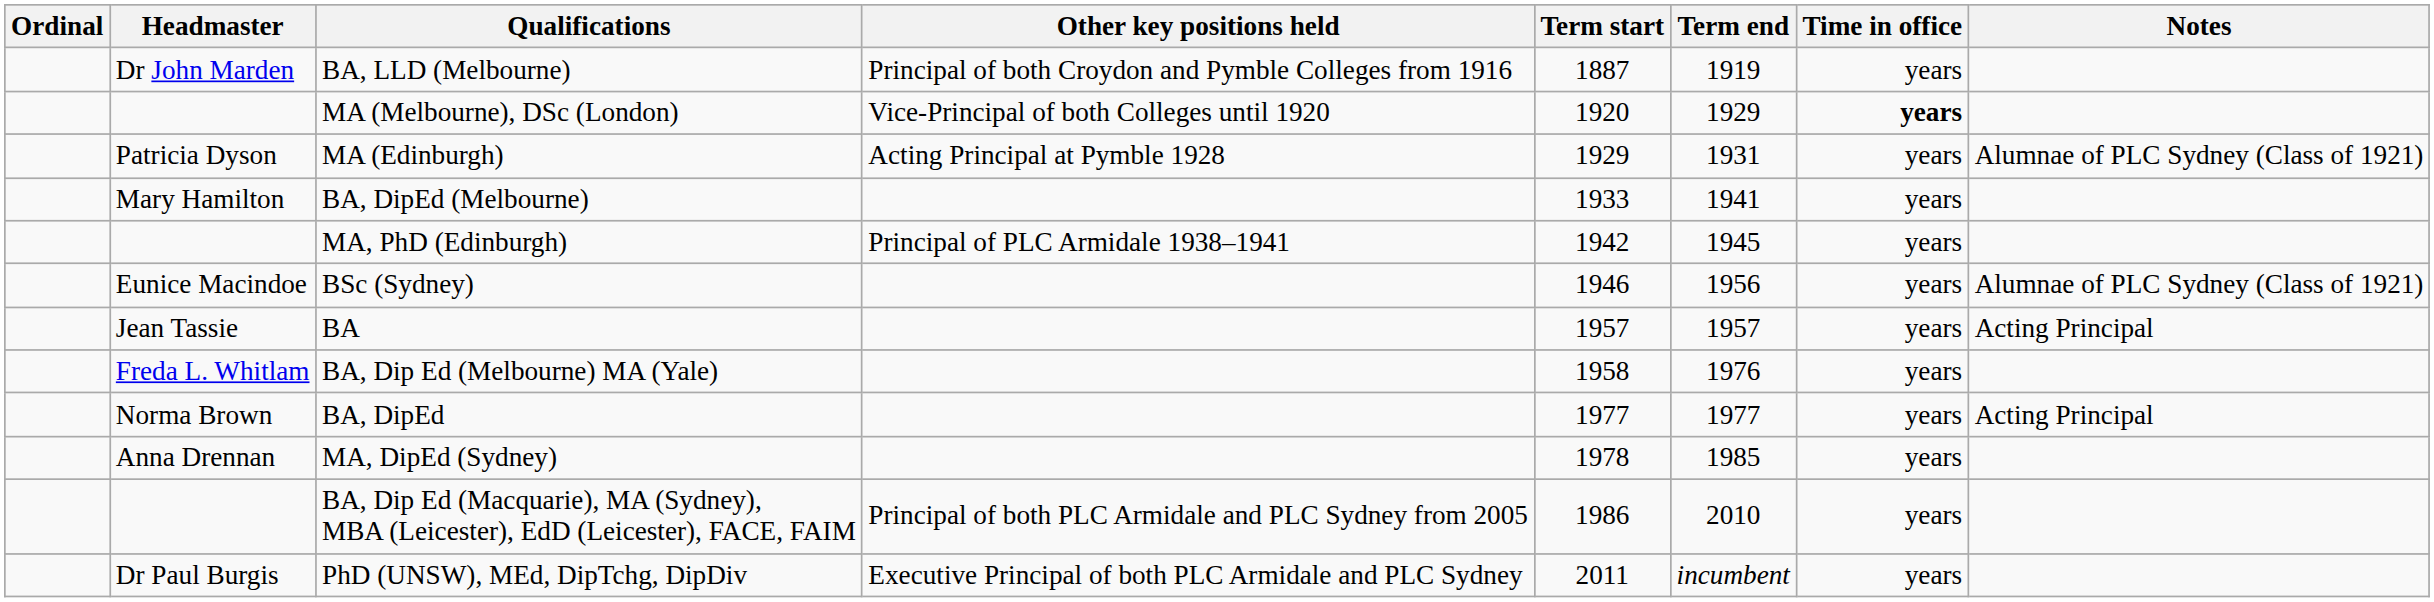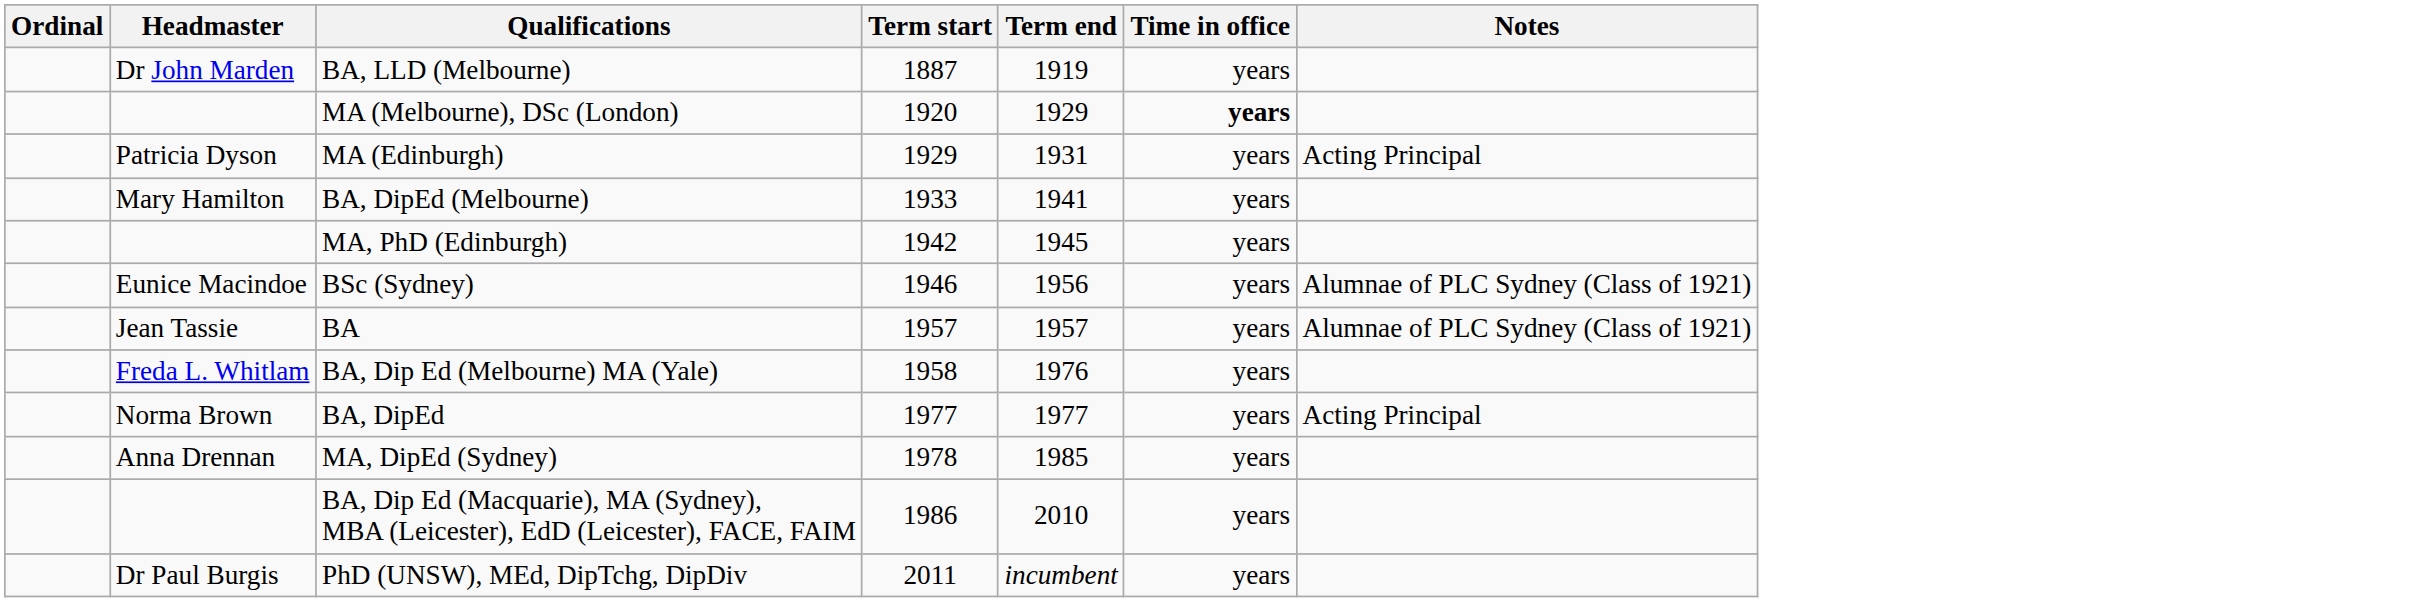- column: (1198, 26)
(2199, 155) Alumnae of PLC Sydney (Class of 1921) -> (1392, 155) Acting Principal
(2064, 328) Acting Principal -> (1527, 328) Alumnae of PLC Sydney (Class of 1921)
